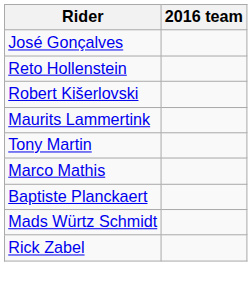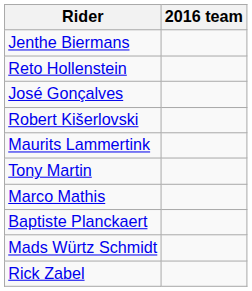+ row: (69, 42)
rows swapped: (66, 42) <-> (68, 68)
